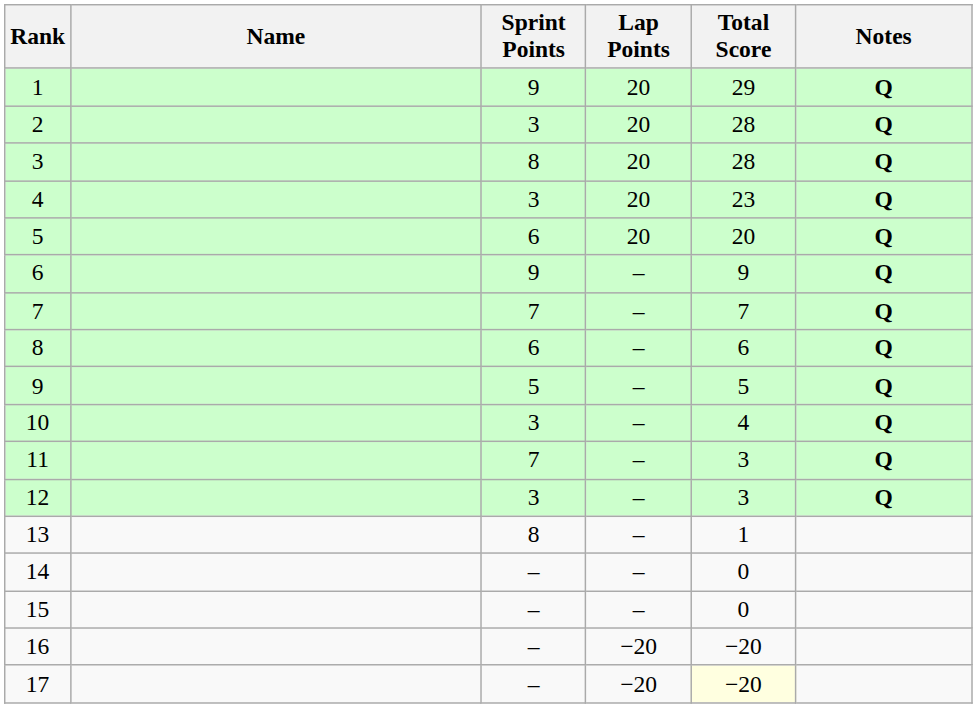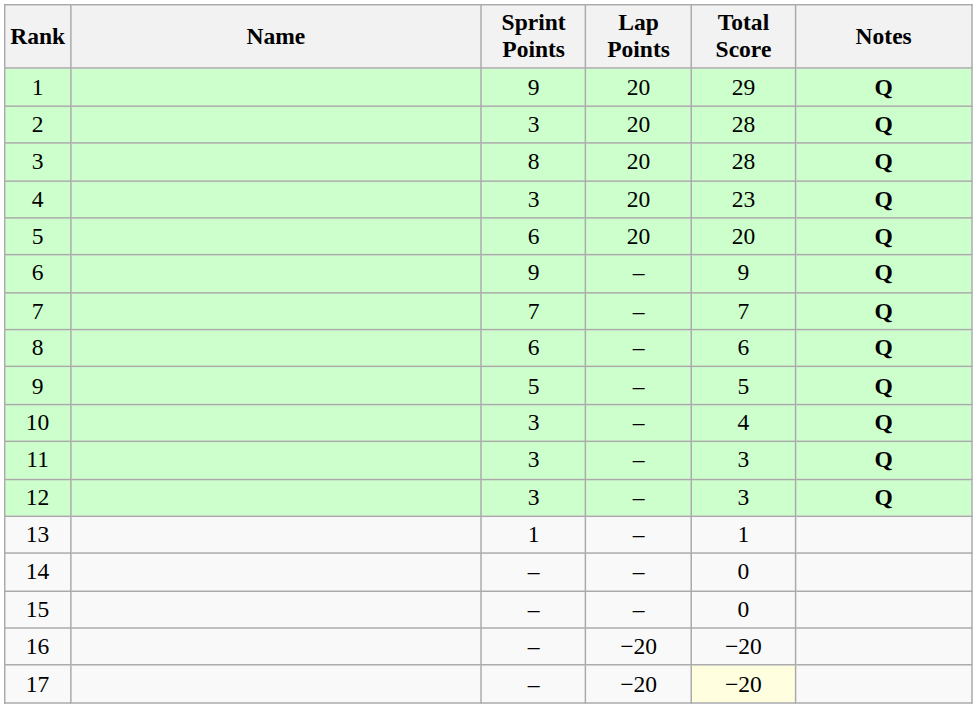(534, 459) 7 -> (534, 459) 3
(534, 534) 8 -> (534, 534) 1
